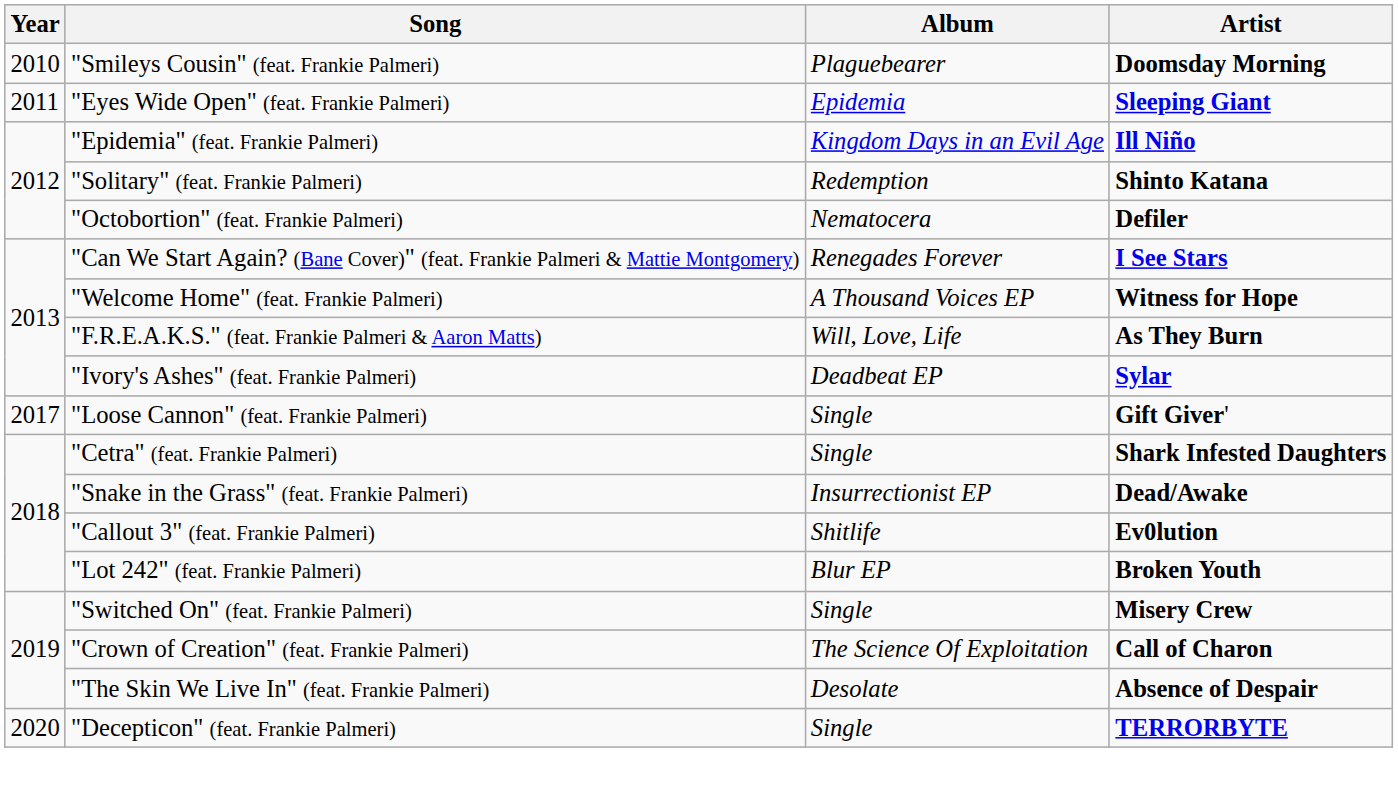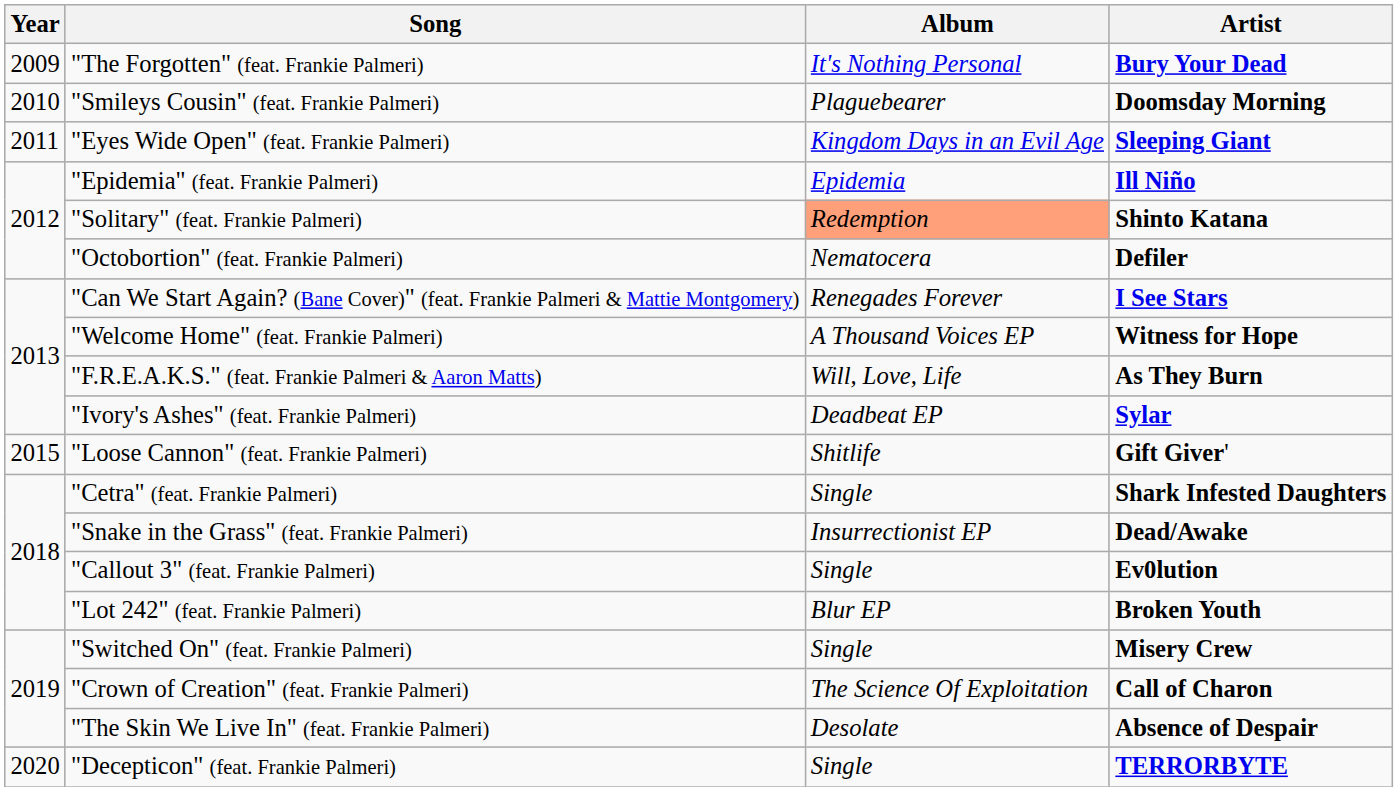+ row: (247, 63)
(858, 102) Epidemia -> (957, 141) Kingdom Days in an Evil Age
(957, 141) Kingdom Days in an Evil Age -> (858, 180) Epidemia
(870, 180) no background -> (870, 219) lightsalmon background
(35, 414) 2017 -> (35, 453) 2015
(842, 414) Single -> (846, 453) Shitlife
(846, 532) Shitlife -> (842, 571) Single
